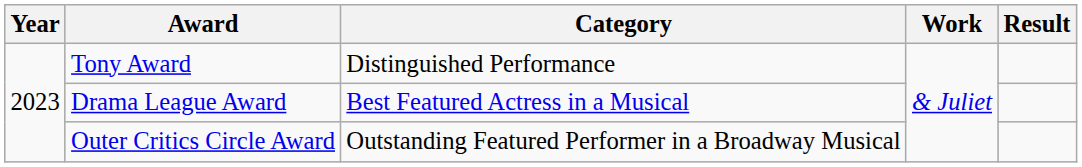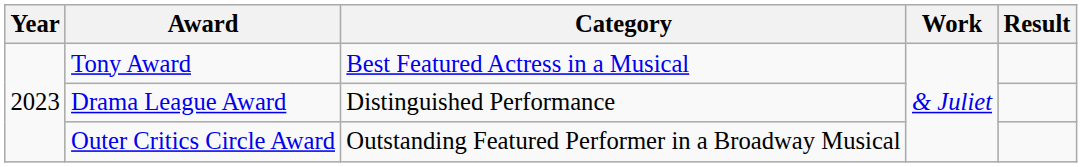(481, 63) Distinguished Performance -> (518, 63) Best Featured Actress in a Musical
(518, 102) Best Featured Actress in a Musical -> (481, 102) Distinguished Performance
